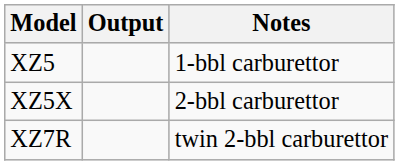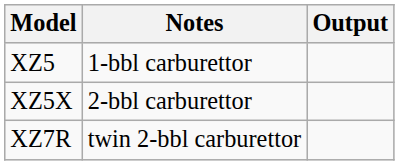columns swapped: (126, 23) <-> (281, 23)
